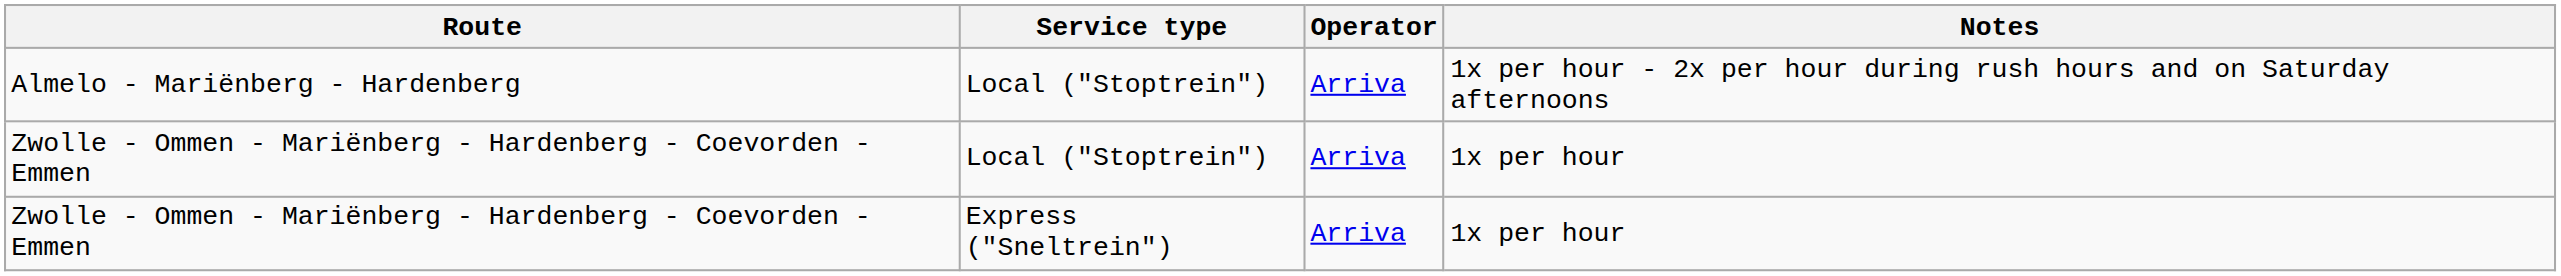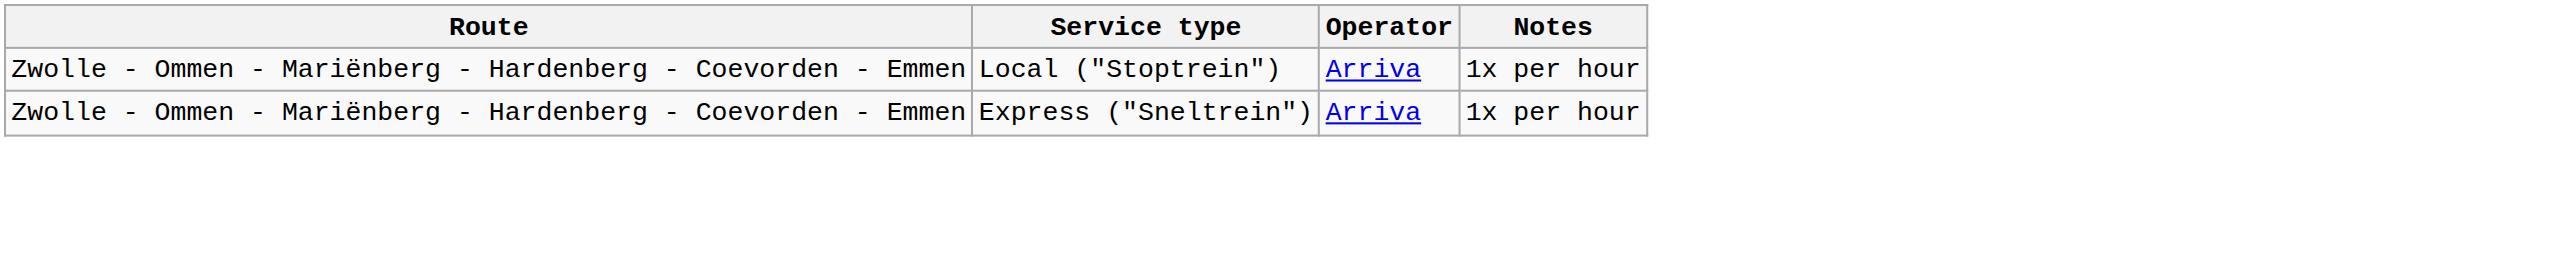- row: (266, 85)
